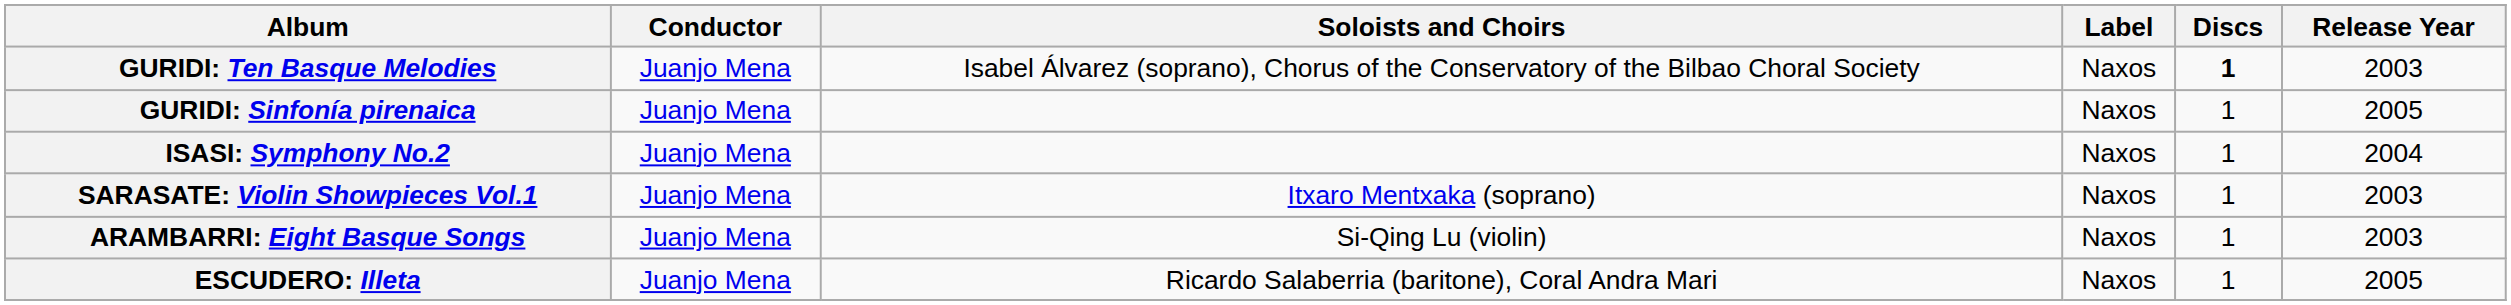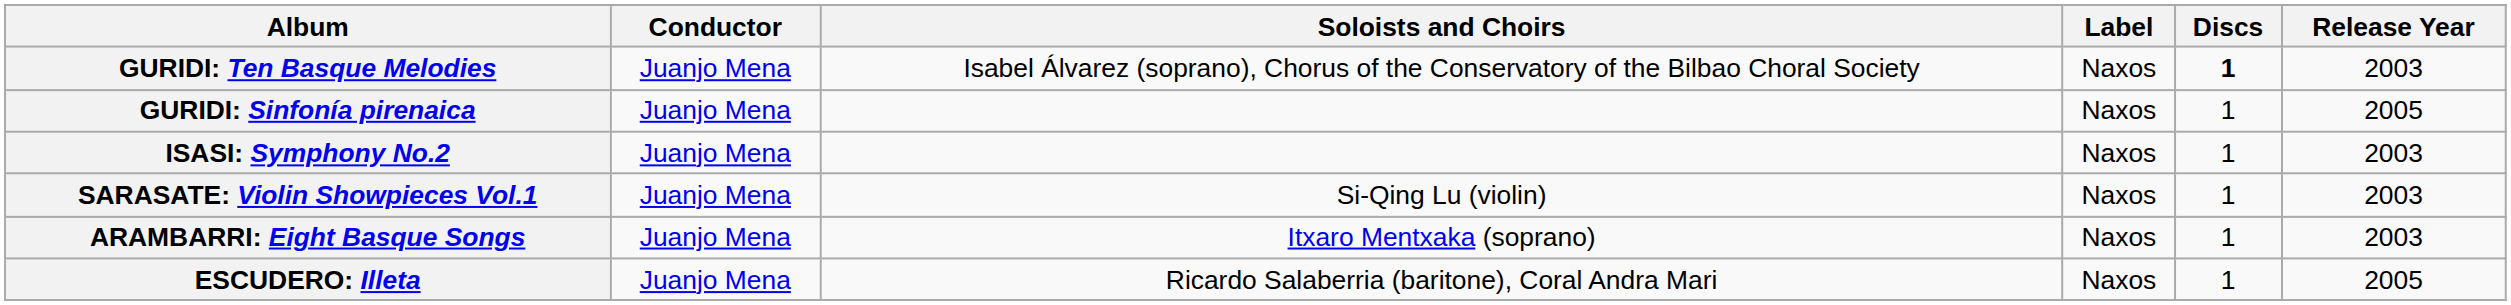(2393, 153) 2004 -> (2393, 153) 2003
(1442, 195) Itxaro Mentxaka (soprano) -> (1442, 195) Si-Qing Lu (violin)
(1442, 237) Si-Qing Lu (violin) -> (1442, 237) Itxaro Mentxaka (soprano)
